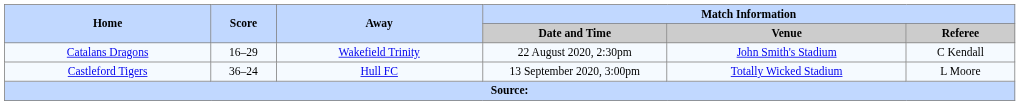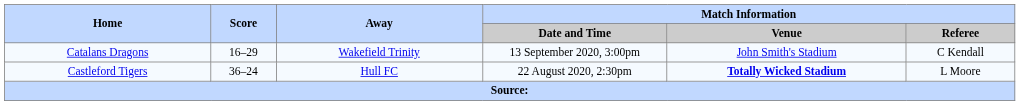(575, 52) 22 August 2020, 2:30pm -> (575, 52) 13 September 2020, 3:00pm
(575, 71) 13 September 2020, 3:00pm -> (575, 71) 22 August 2020, 2:30pm
(787, 71) normal -> (787, 71) bold
